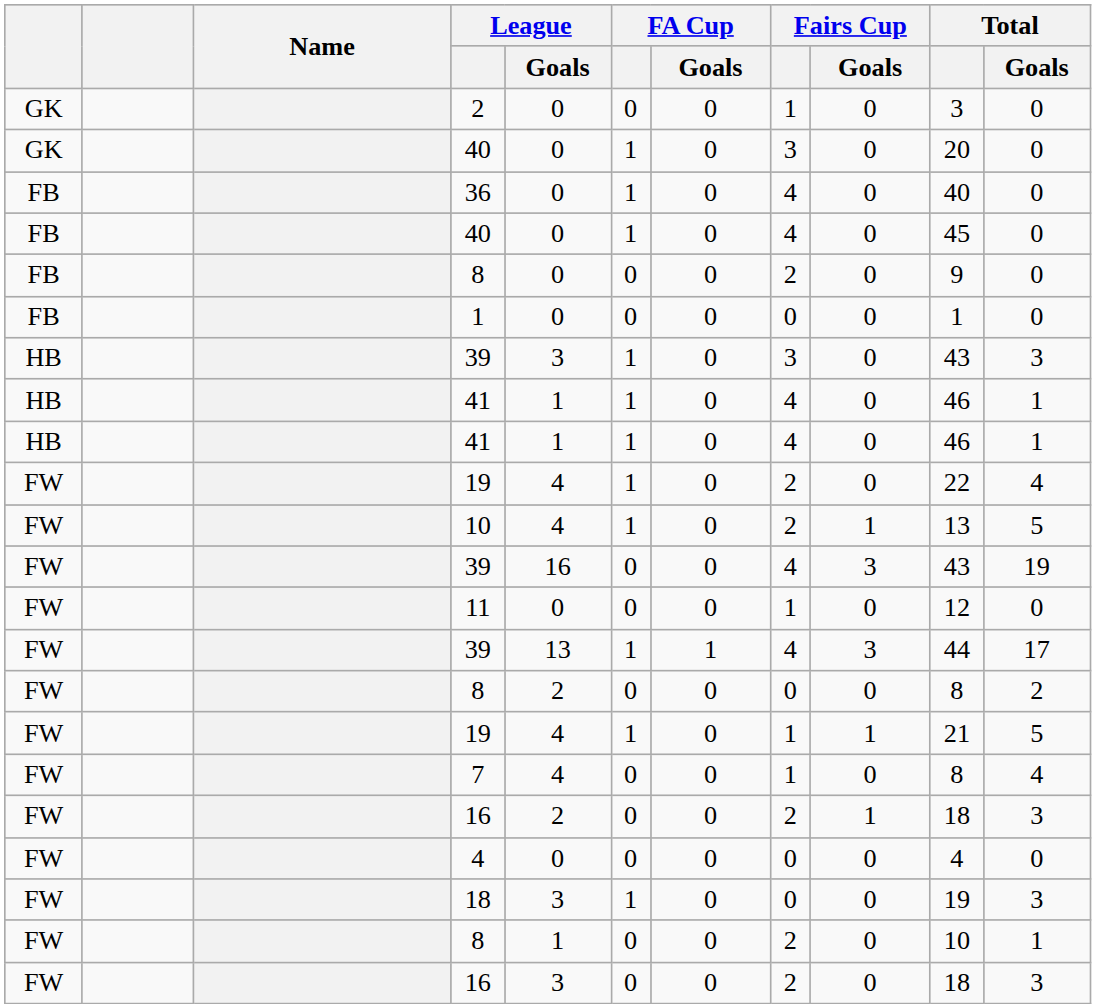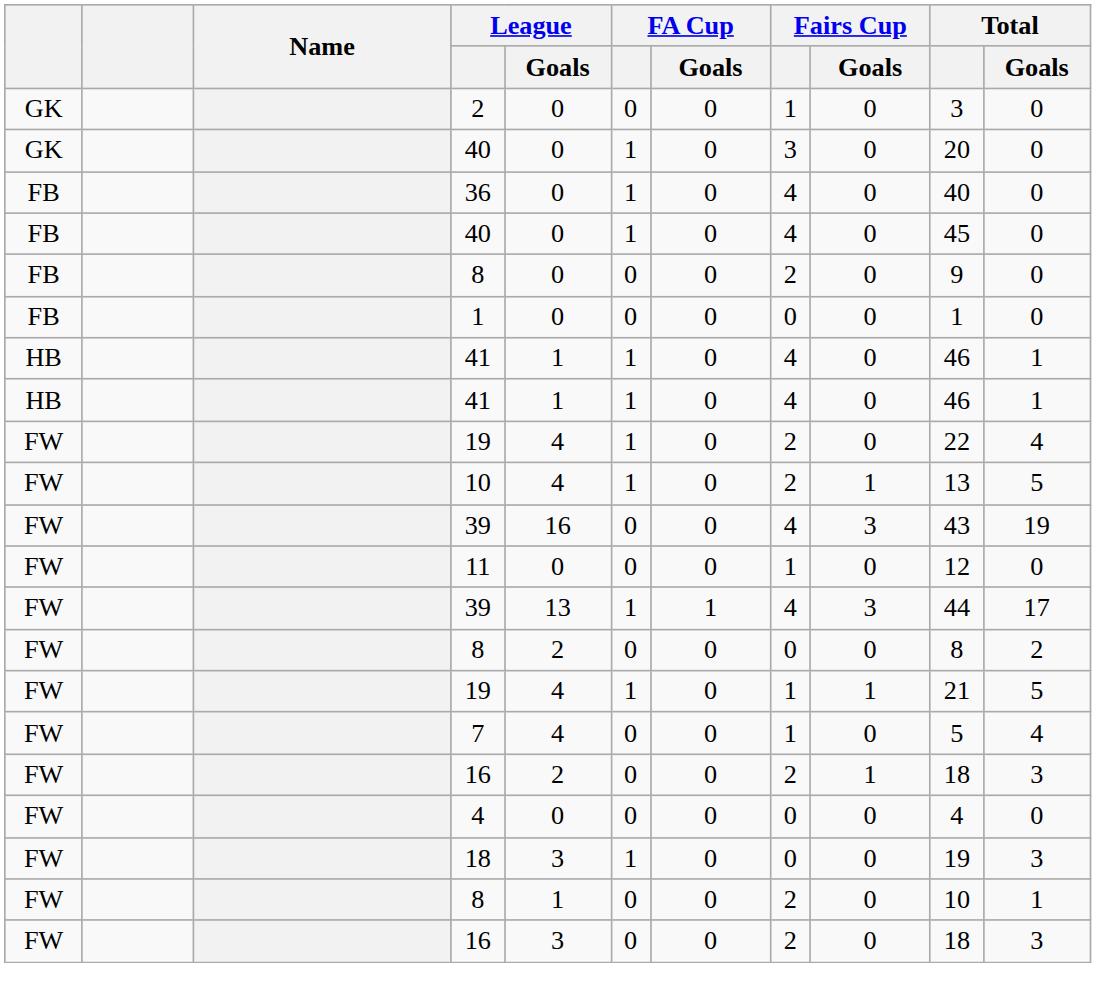- row: (44, 358)
(957, 774) 8 -> (957, 732) 5
